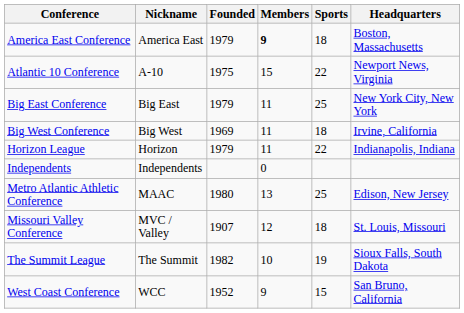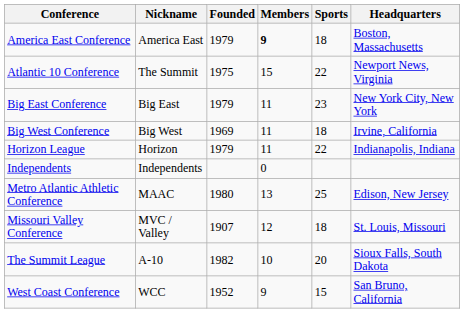(151, 72) A-10 -> (168, 72) The Summit
(321, 104) 25 -> (321, 104) 23
(168, 259) The Summit -> (151, 259) A-10
(321, 259) 19 -> (321, 259) 20
